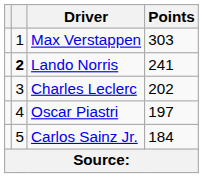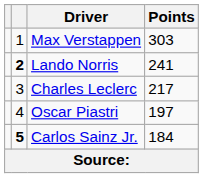(161, 88) 202 -> (161, 88) 217
(20, 136) normal -> (20, 136) bold
